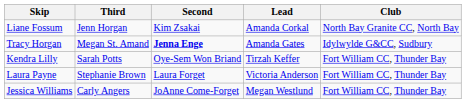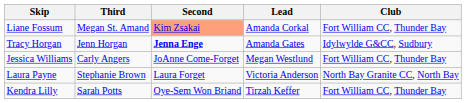(102, 28) Jenn Horgan -> (113, 28) Megan St. Amand
(177, 28) no background -> (177, 28) lightsalmon background
(391, 28) North Bay Granite CC, North Bay -> (385, 28) Fort William CC, Thunder Bay
(113, 43) Megan St. Amand -> (102, 43) Jenn Horgan
rows swapped: (32, 59) <-> (40, 91)
(385, 75) Fort William CC, Thunder Bay -> (391, 75) North Bay Granite CC, North Bay
